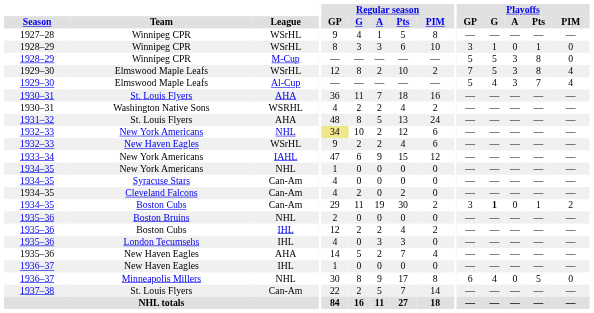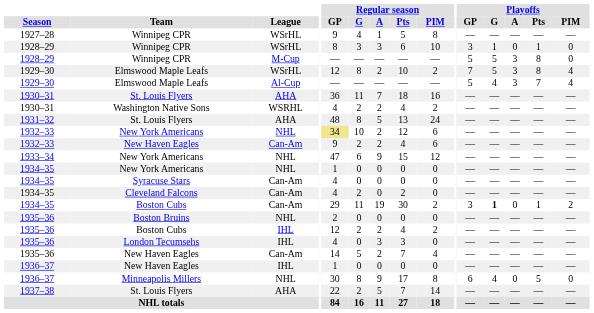(286, 144) WSrHL -> (286, 144) Can-Am
(286, 156) IAHL -> (286, 156) NHL
(286, 254) AHA -> (286, 254) Can-Am
(286, 290) Can-Am -> (286, 290) AHA
